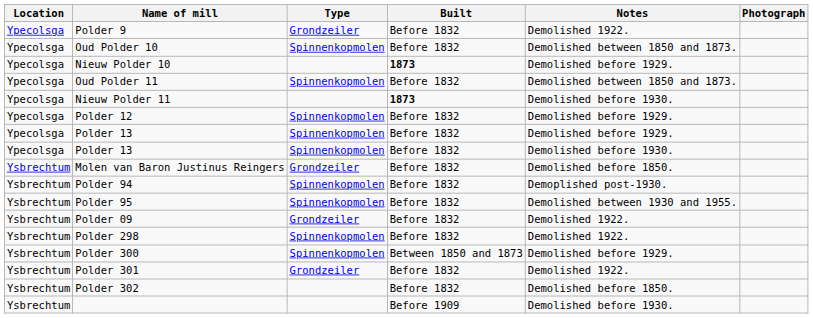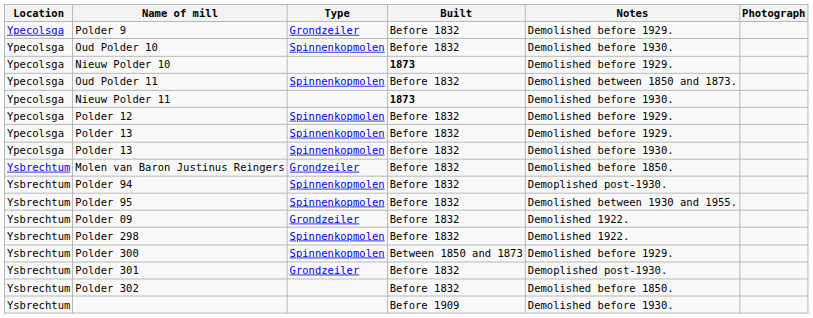(579, 30) Demolished 1922. -> (601, 30) Demolished before 1929.
(632, 47) Demolished between 1850 and 1873. -> (601, 47) Demolished before 1930.
(579, 270) Demolished 1922. -> (598, 270) Demoplished post-1930.
